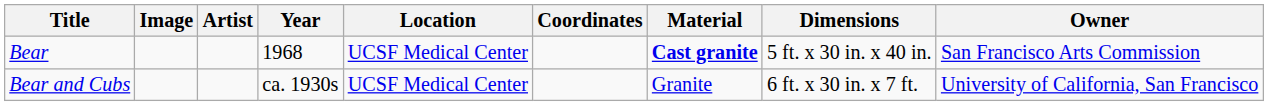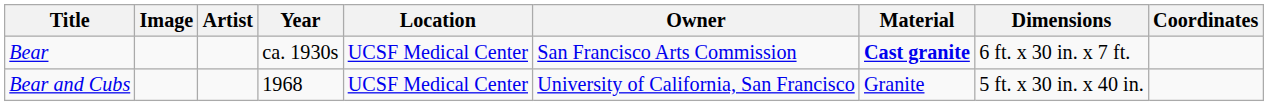columns swapped: (590, 20) <-> (1100, 20)
(282, 52) 1968 -> (300, 52) ca. 1930s
(849, 52) 5 ft. x 30 in. x 40 in. -> (1055, 52) 6 ft. x 30 in. x 7 ft.
(300, 84) ca. 1930s -> (282, 84) 1968
(843, 84) 6 ft. x 30 in. x 7 ft. -> (1061, 84) 5 ft. x 30 in. x 40 in.
